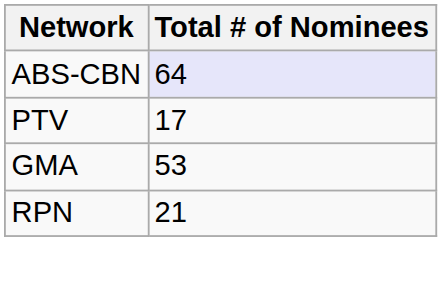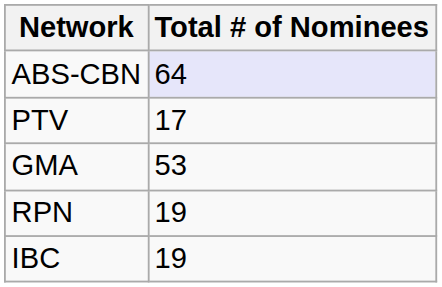(171, 212) 21 -> (171, 212) 19
+ row: (36, 258)
